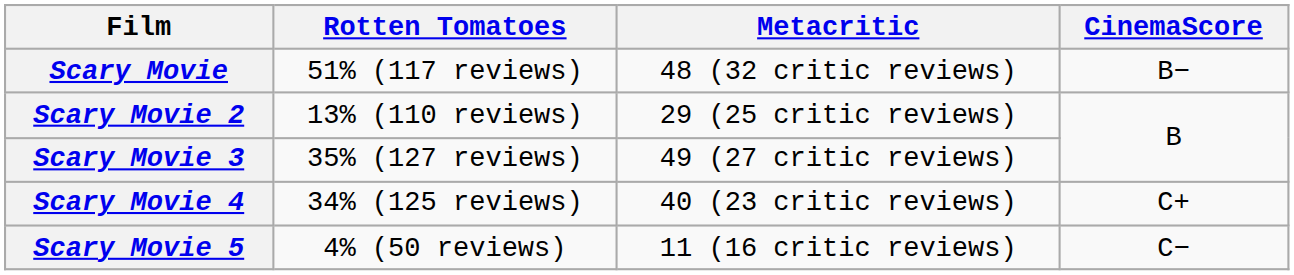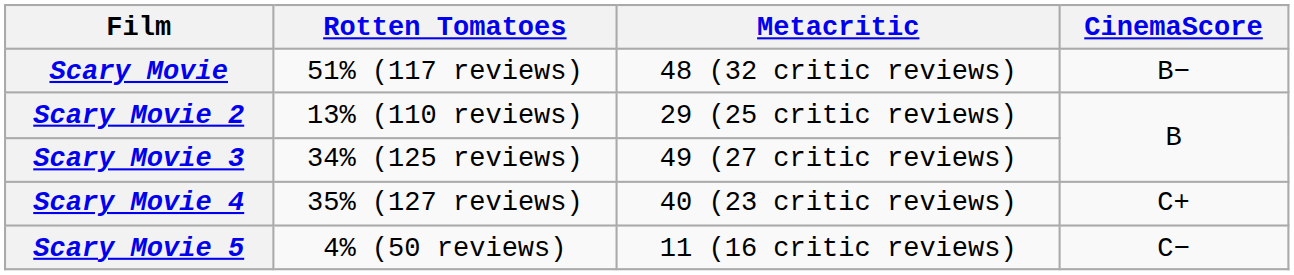(445, 159) 35% (127 reviews) -> (445, 159) 34% (125 reviews)
(445, 203) 34% (125 reviews) -> (445, 203) 35% (127 reviews)
